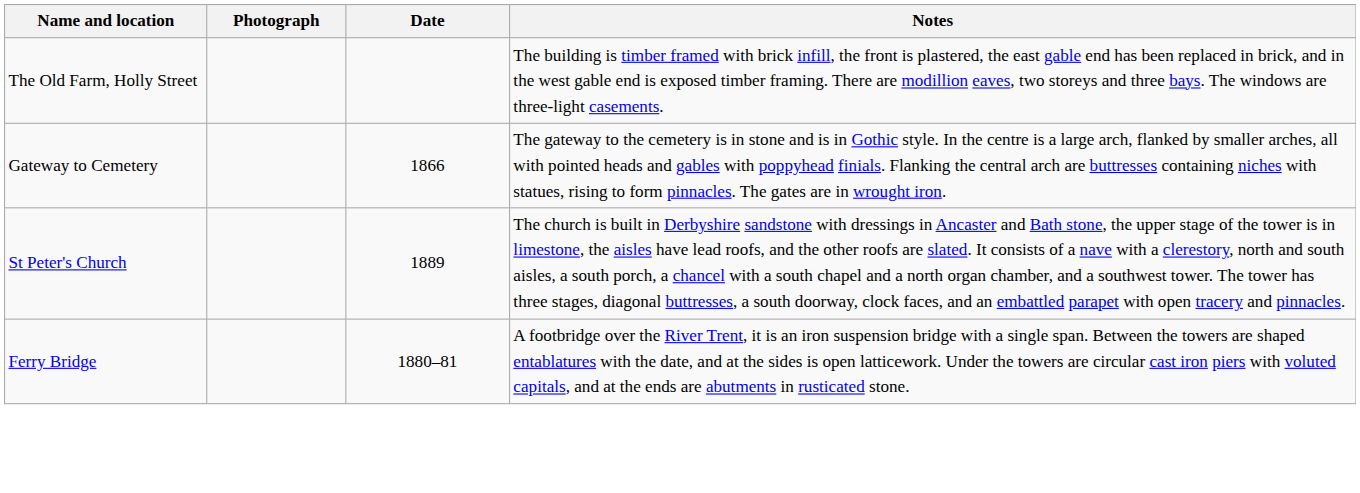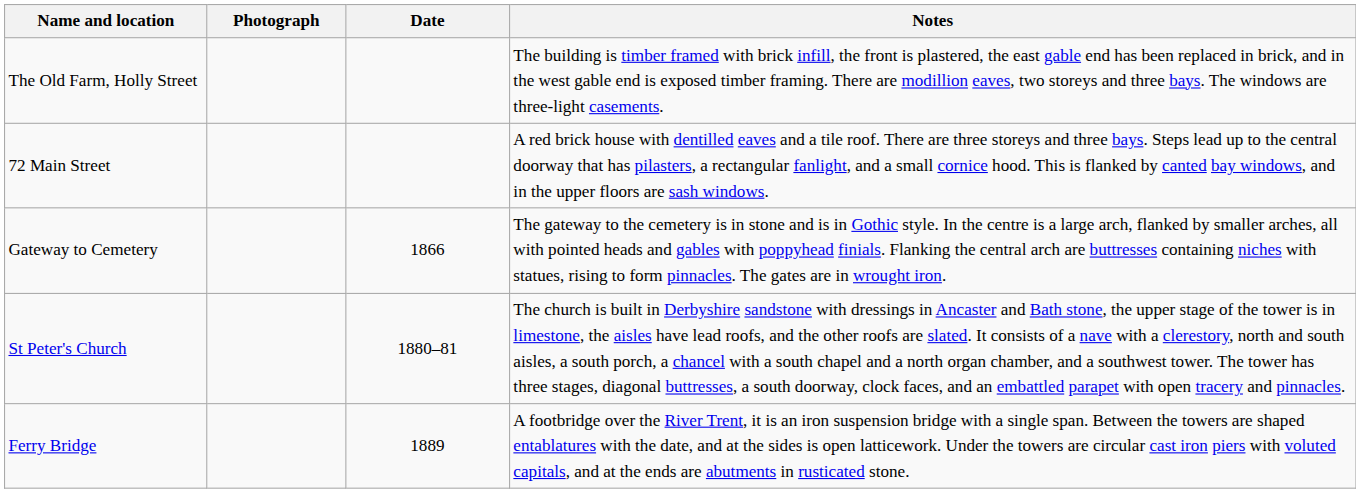+ row: (59, 165)
(427, 263) 1889 -> (427, 348) 1880–81
(427, 361) 1880–81 -> (427, 445) 1889
